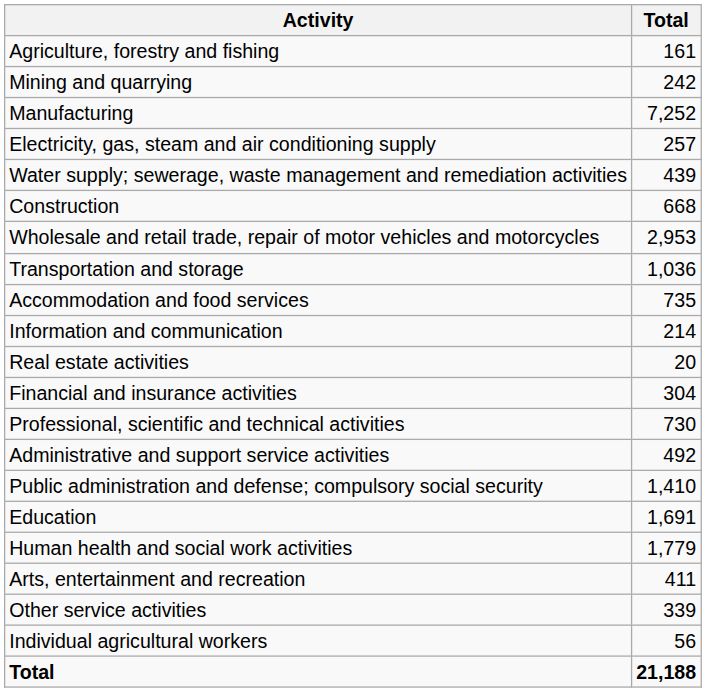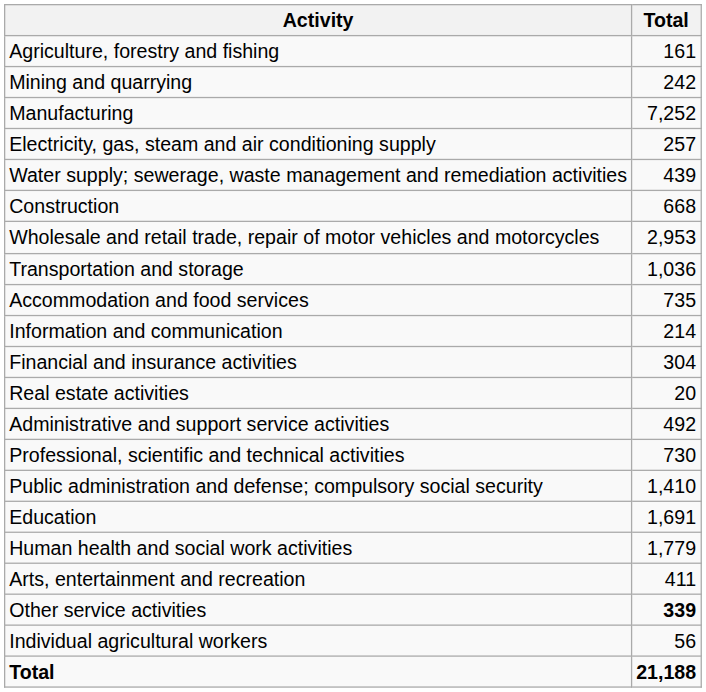rows swapped: (153, 393) <-> (99, 362)
rows swapped: (207, 424) <-> (199, 455)
(680, 610) normal -> (680, 610) bold
